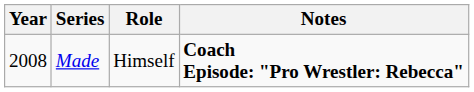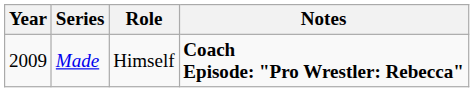(28, 60) 2008 -> (28, 60) 2009
